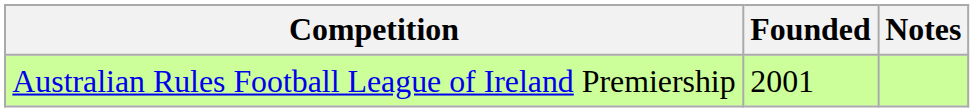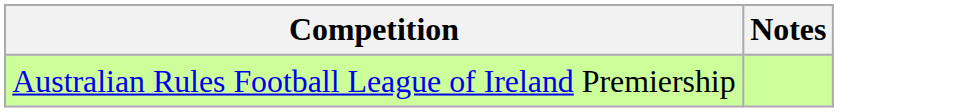- column: (810, 29)
